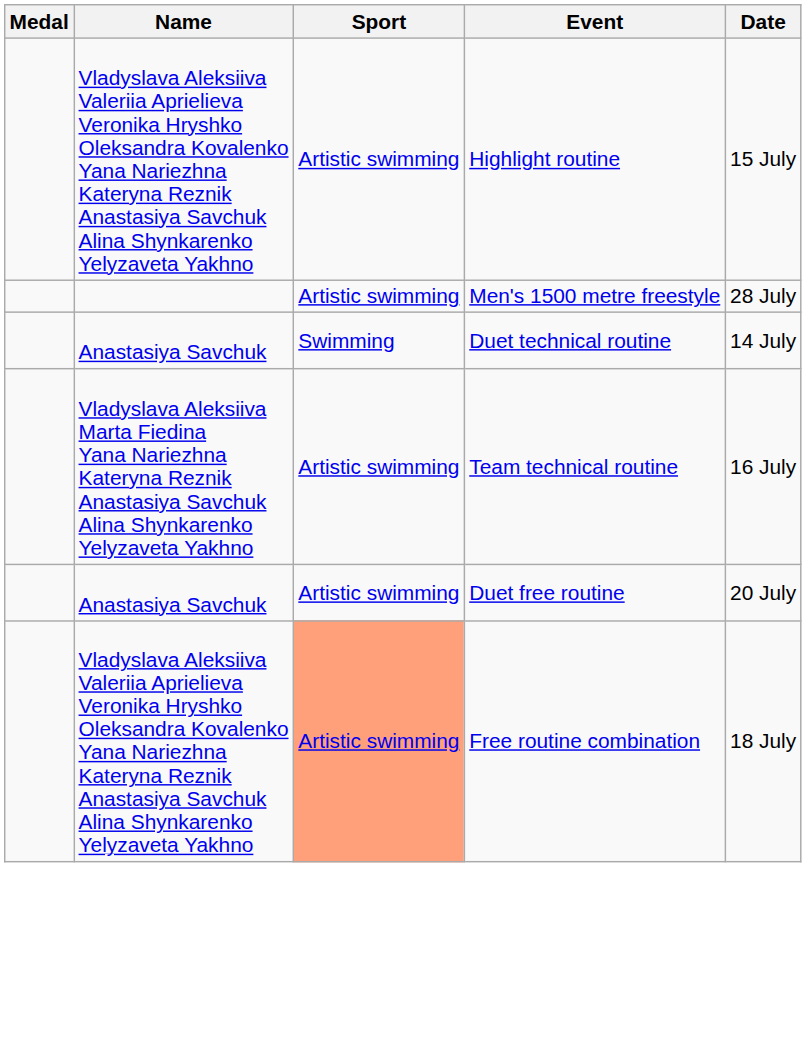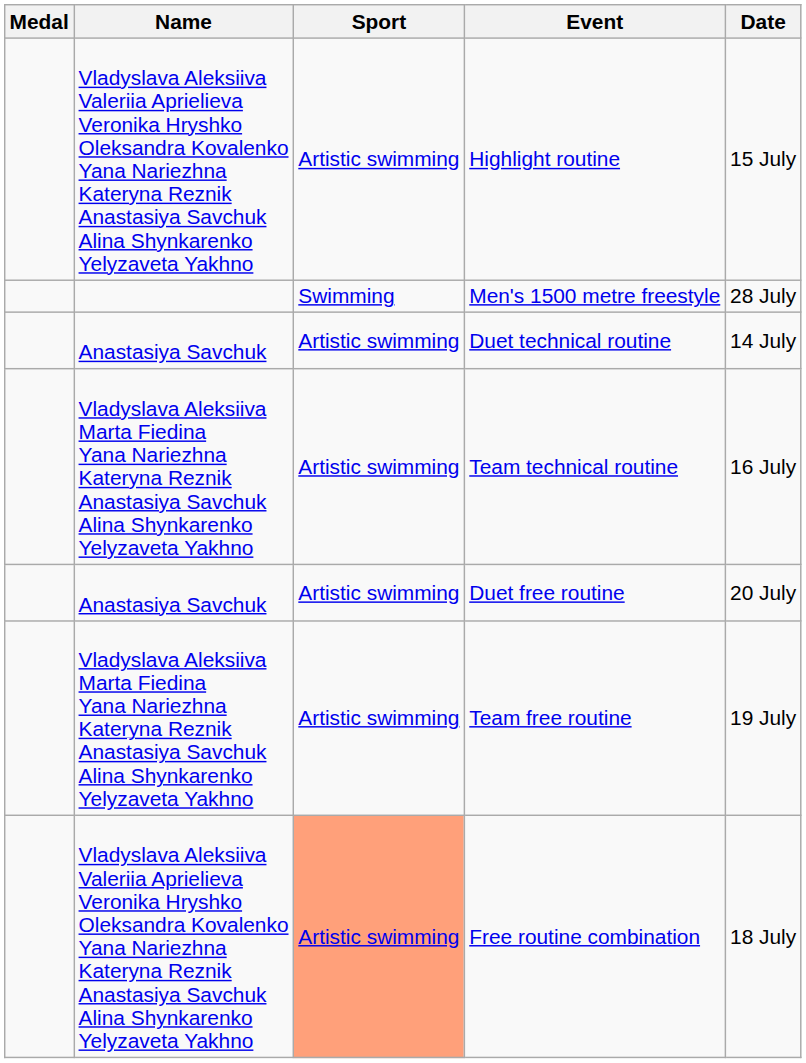(379, 296) Artistic swimming -> (346, 296) Swimming
(346, 341) Swimming -> (379, 341) Artistic swimming
+ row: (550, 718)
